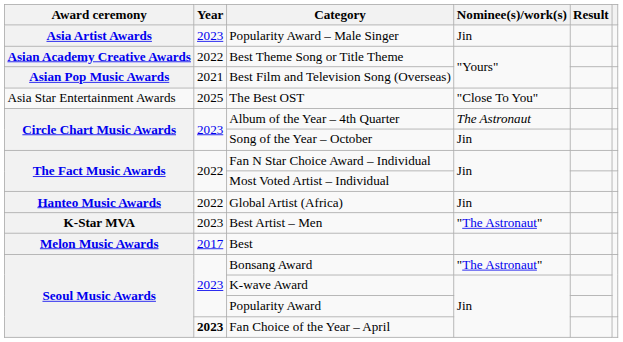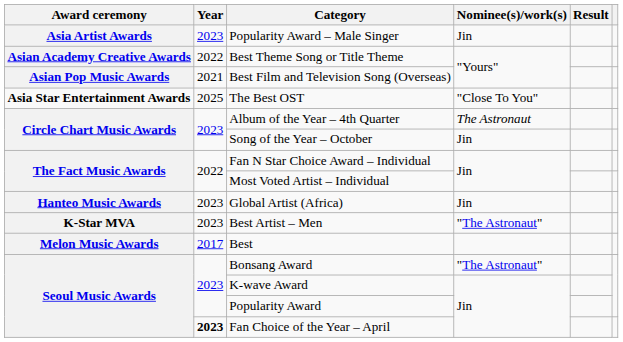(92, 98) normal -> (99, 98) bold
(210, 202) 2022 -> (210, 202) 2023
